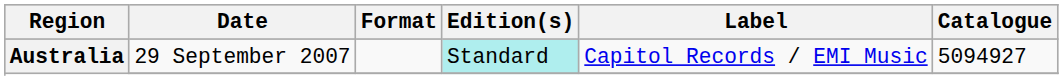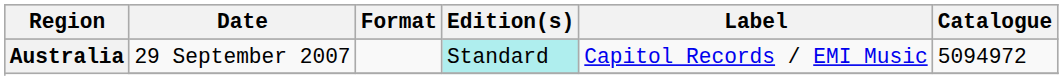(982, 57) 5094927 -> (982, 57) 5094972
